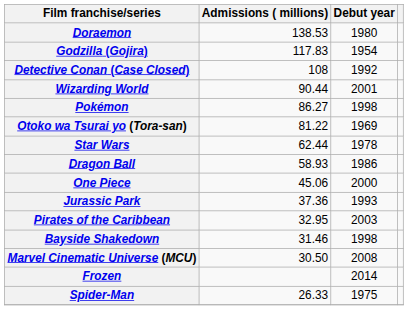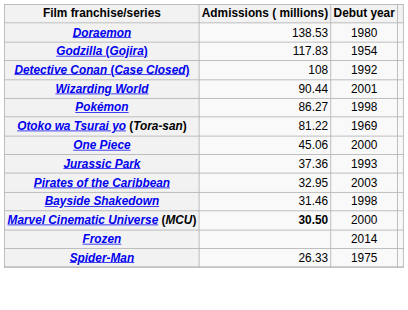- row: (102, 145)
- row: (102, 164)
(313, 257) normal -> (313, 220) bold
(364, 257) 2008 -> (364, 220) 2000
